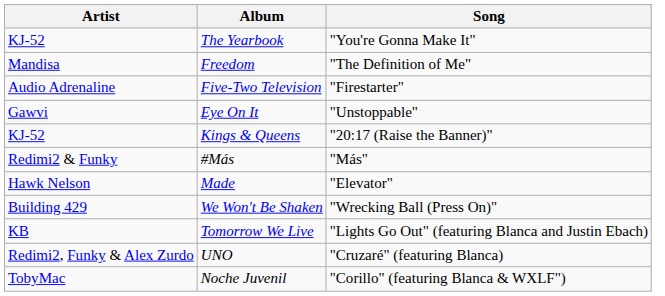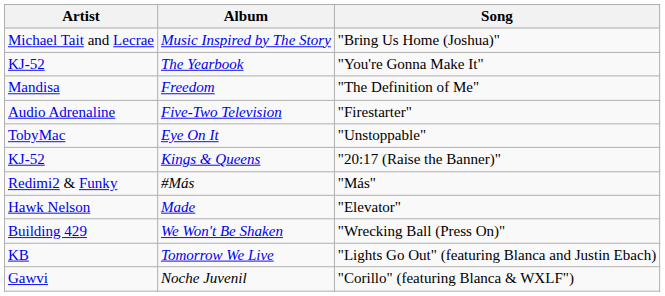+ row: (246, 40)
(28, 111) Gawvi -> (37, 135) TobyMac
- row: (217, 254)
(37, 278) TobyMac -> (28, 278) Gawvi
